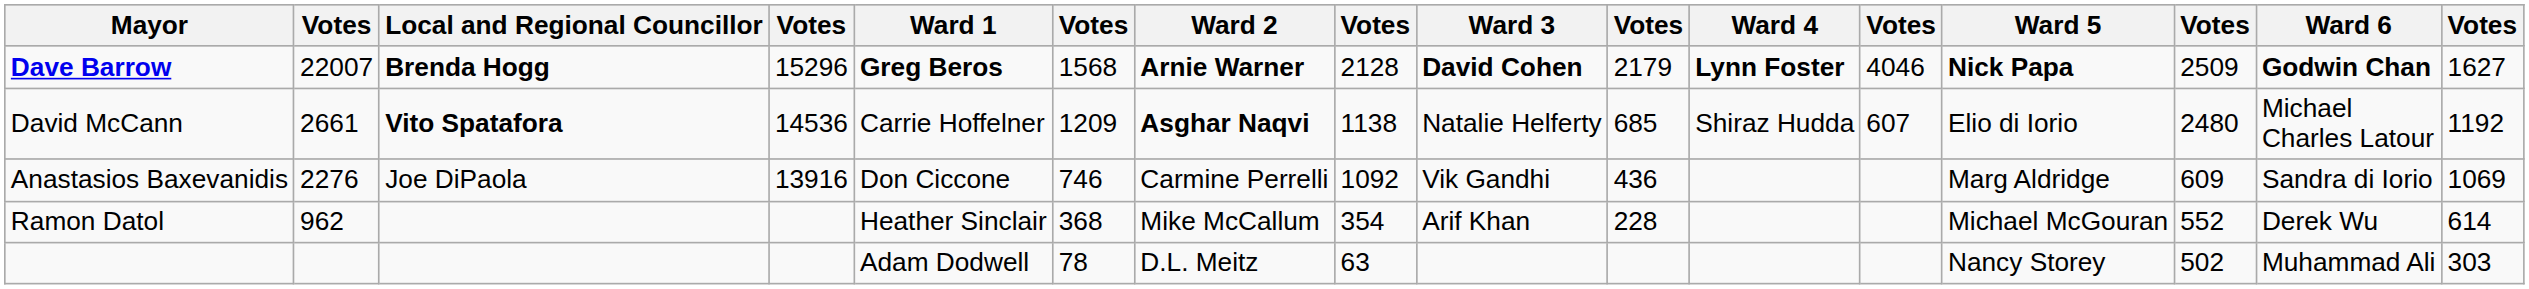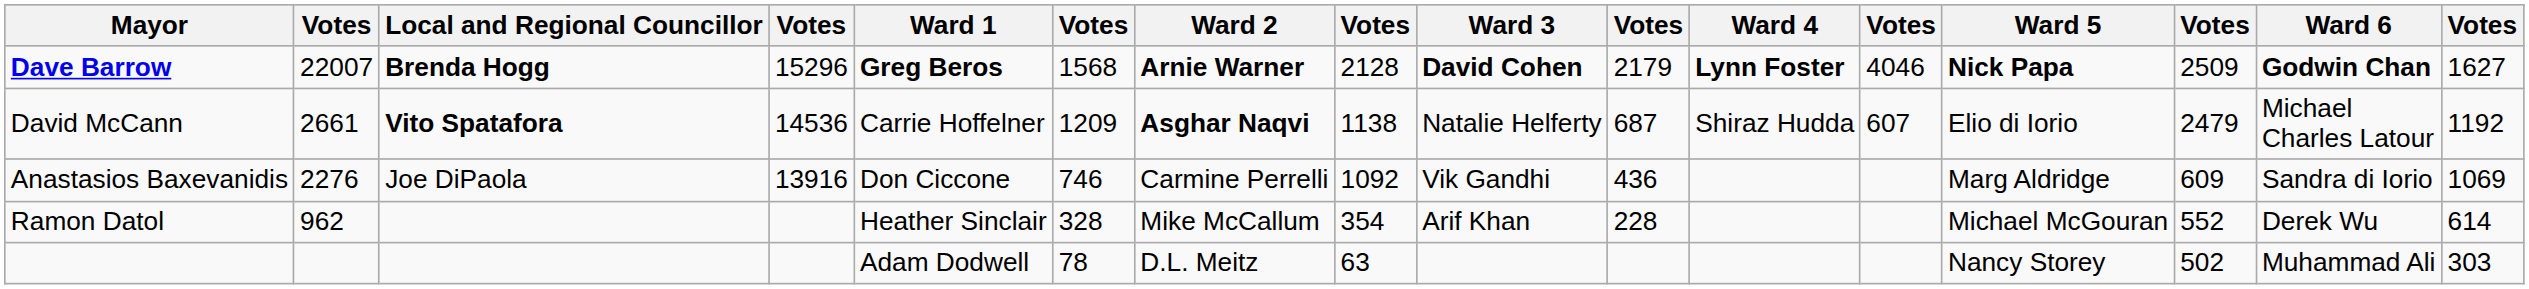(1636, 123) 685 -> (1636, 123) 687
(2209, 123) 2480 -> (2209, 123) 2479
(1081, 221) 368 -> (1081, 221) 328
